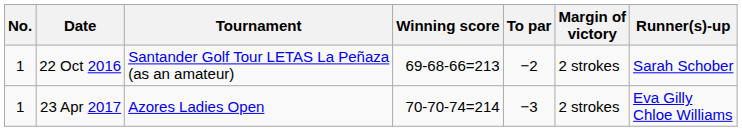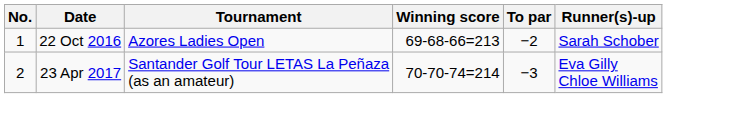- column: (592, 25)
(259, 66) Santander Golf Tour LETAS La Peñaza (as an amateur) -> (196, 40) Azores Ladies Open
(20, 106) 1 -> (20, 73) 2
(196, 106) Azores Ladies Open -> (259, 73) Santander Golf Tour LETAS La Peñaza (as an amateur)
